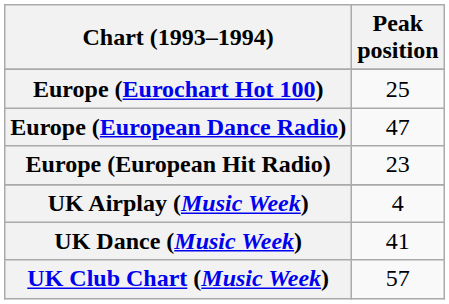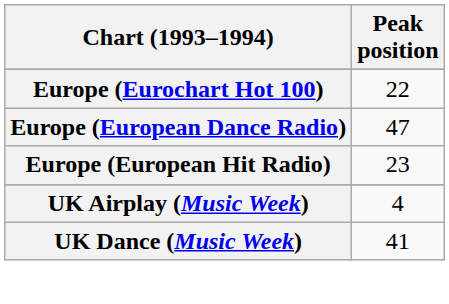(398, 88) 25 -> (398, 88) 22
- row: (178, 278)
